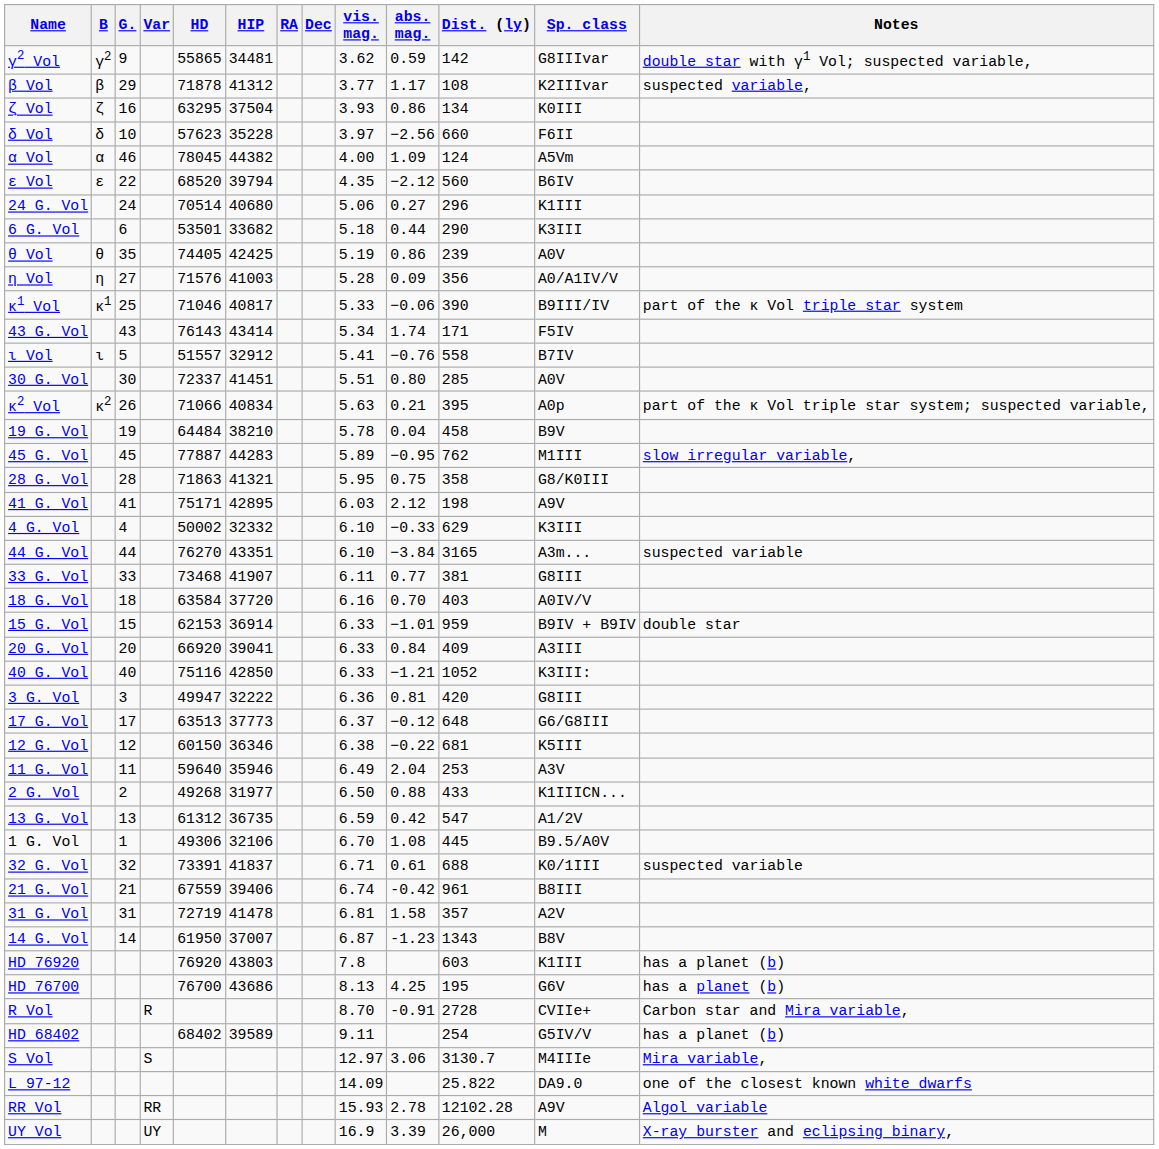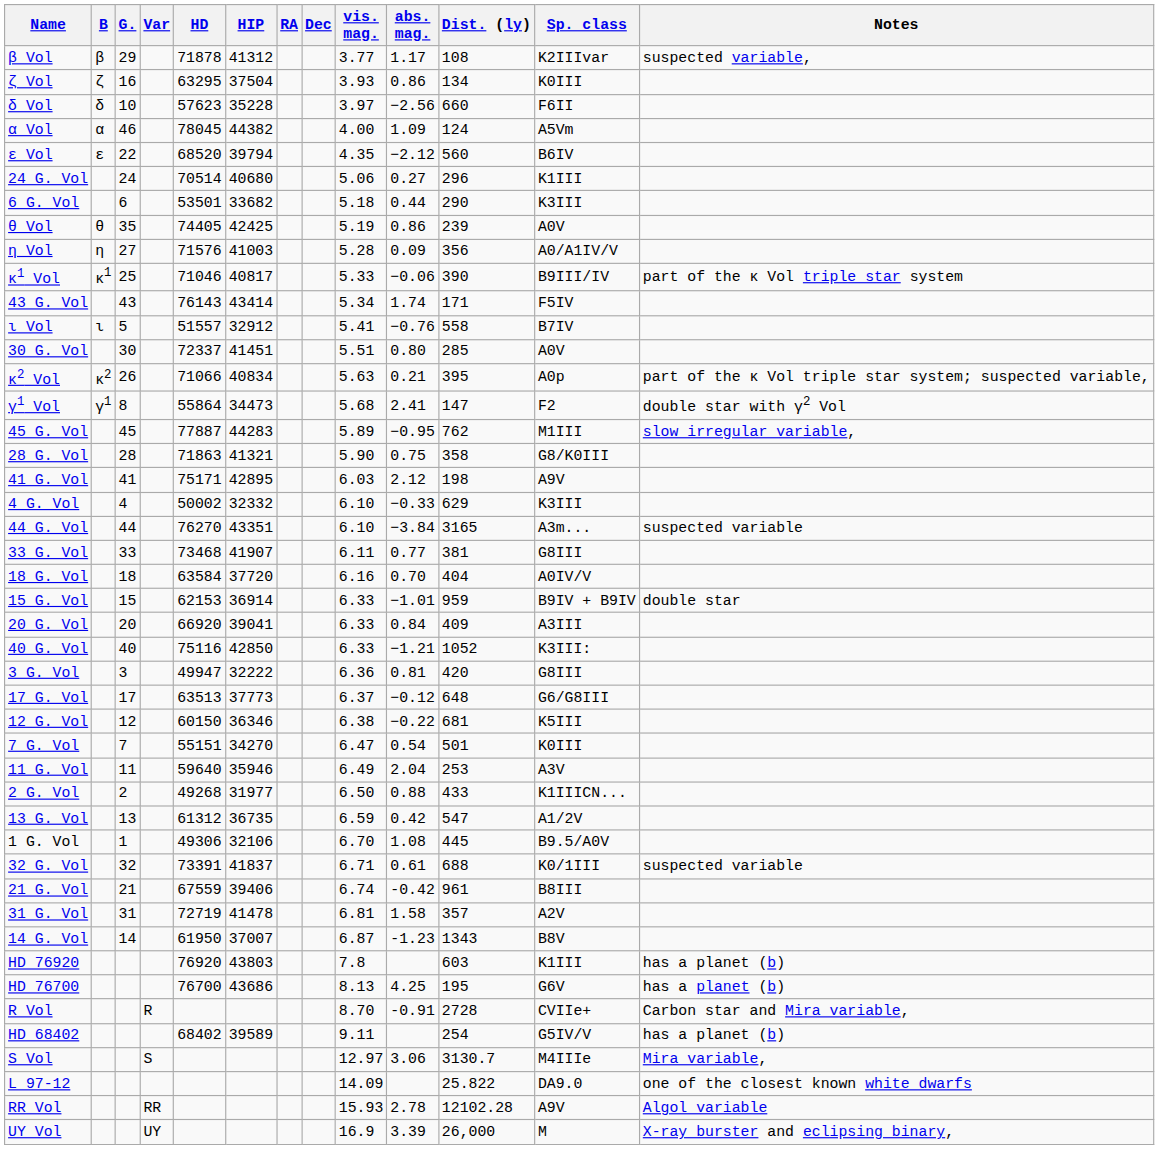- row: (34, 60)
+ row: (34, 406)
- row: (48, 432)
(357, 480) 5.95 -> (357, 456) 5.90
(455, 601) 403 -> (455, 577) 404
+ row: (44, 746)
